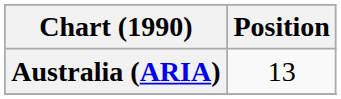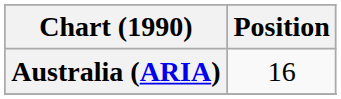(282, 71) 13 -> (282, 71) 16
